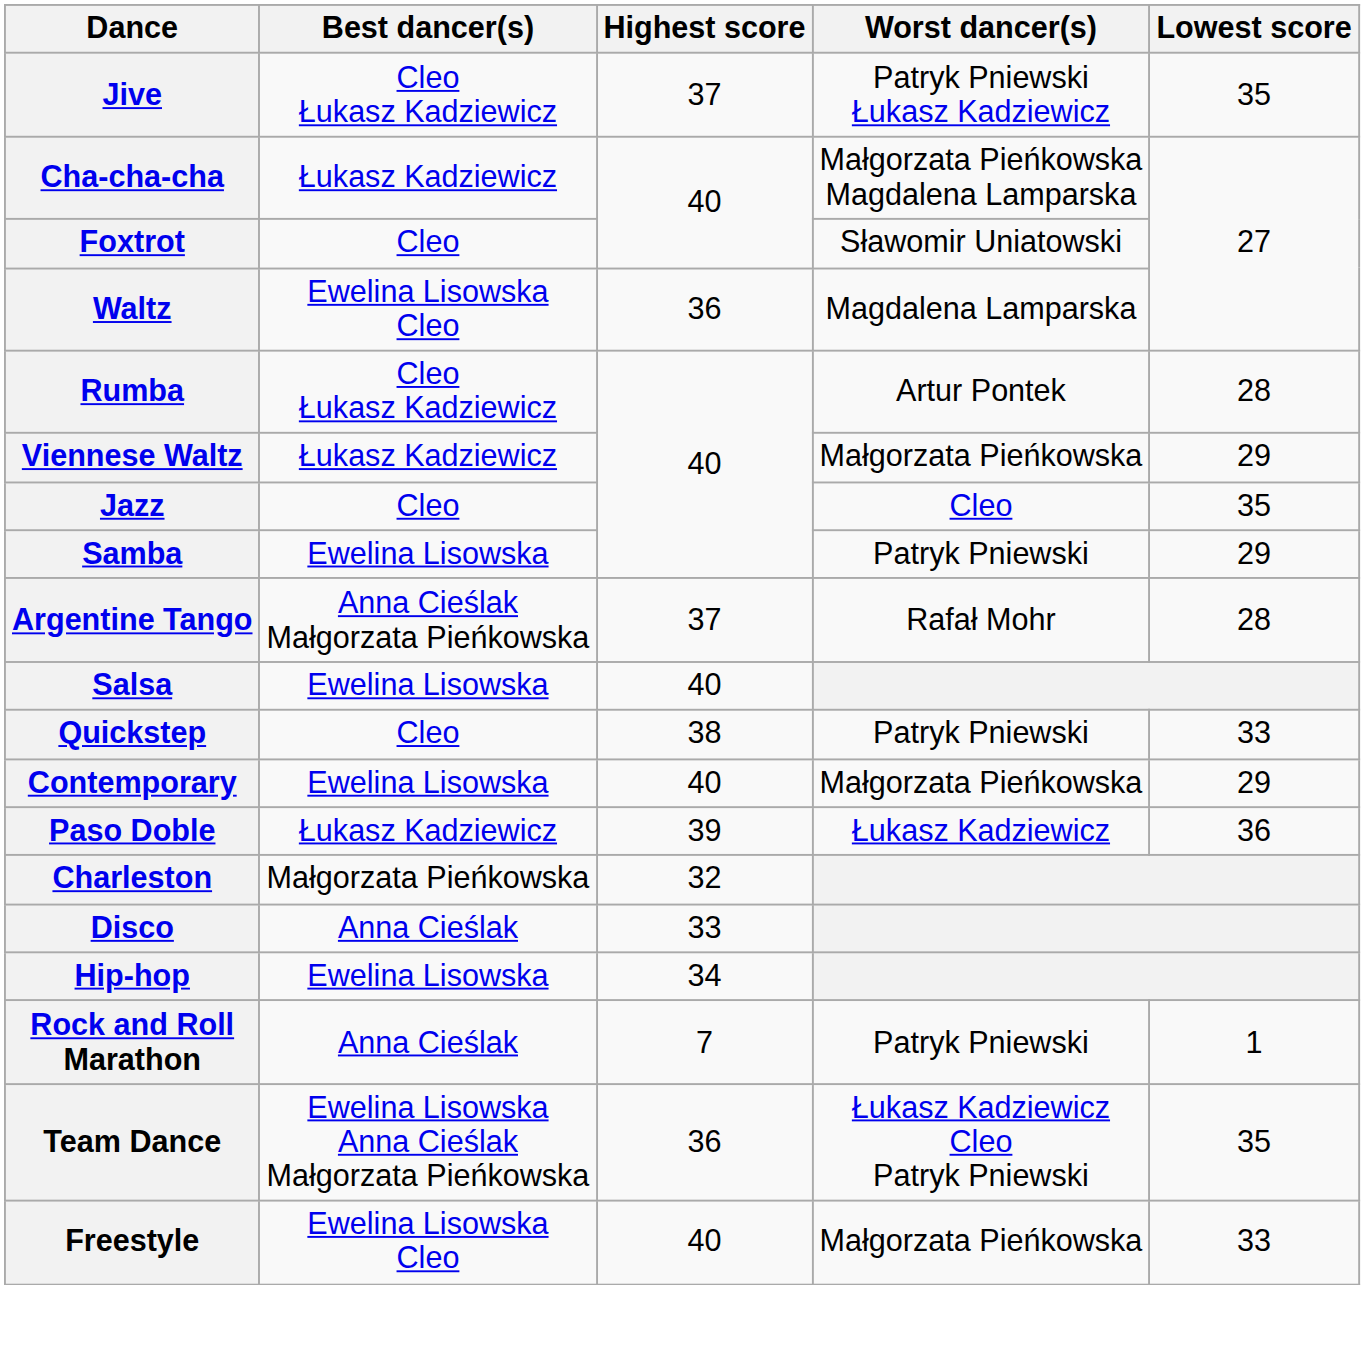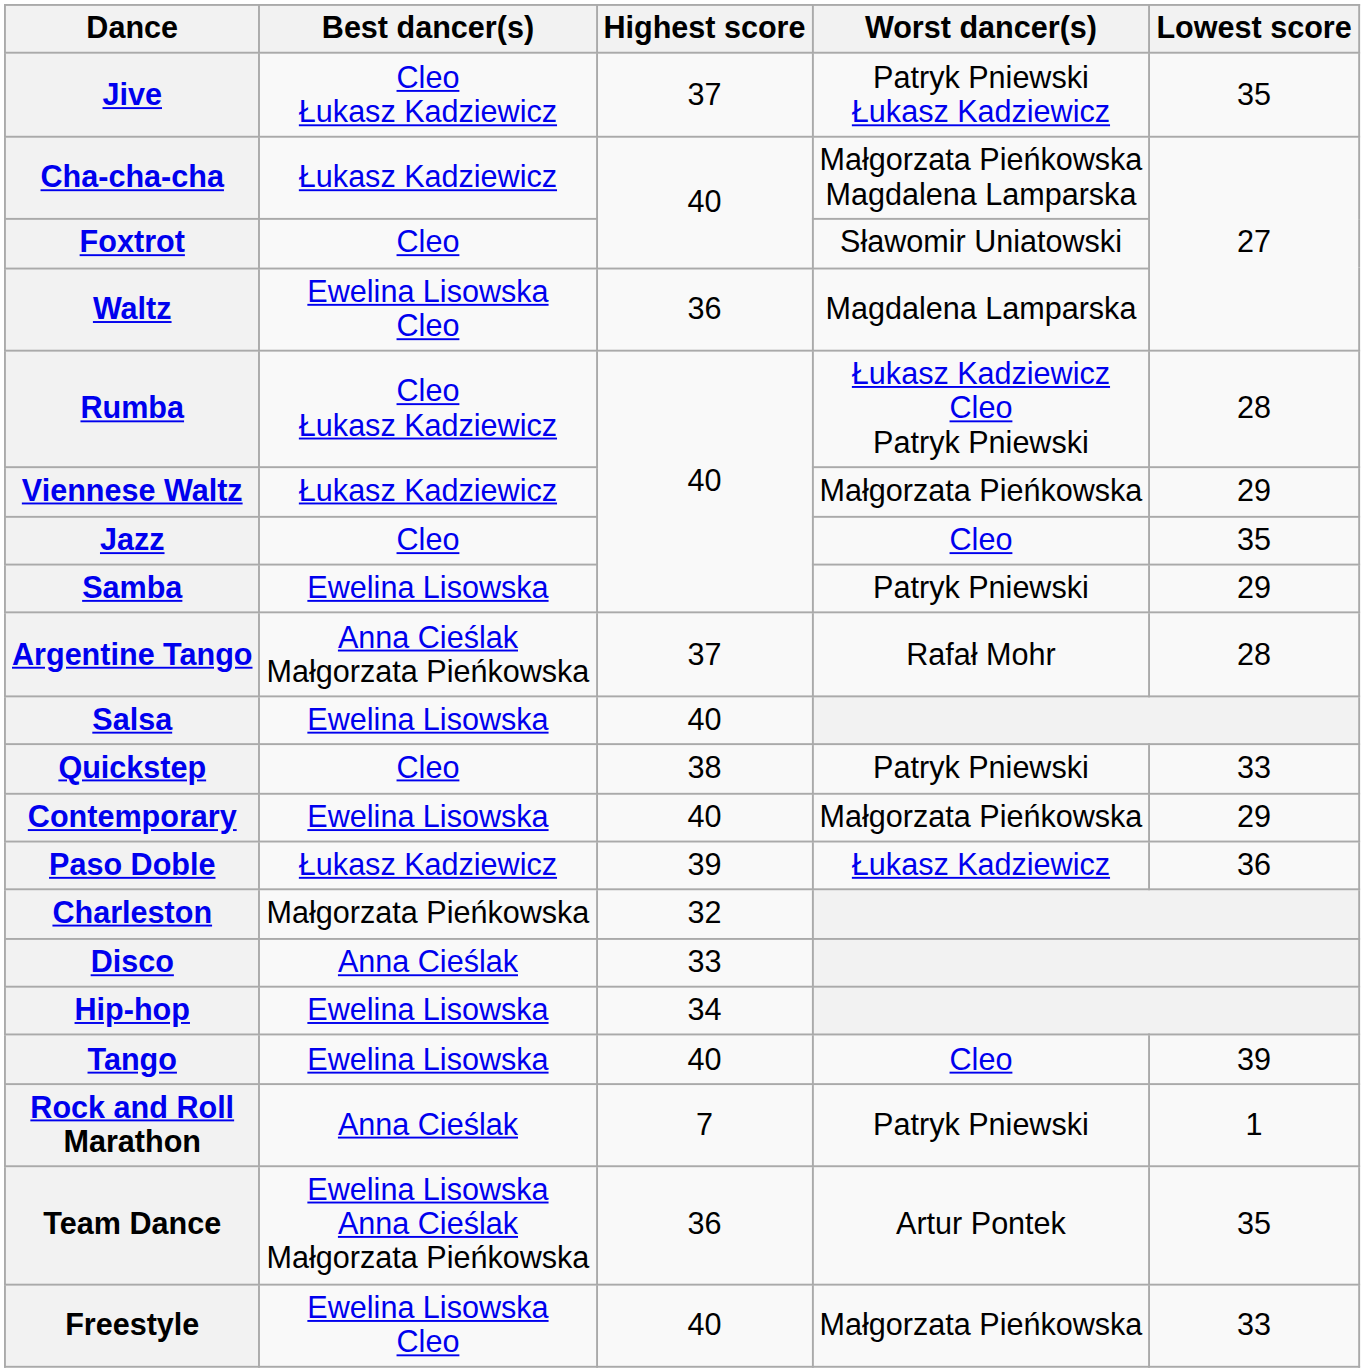(981, 391) Artur Pontek -> (981, 408) Łukasz Kadziewicz Cleo Patryk Pniewski
+ row: (132, 1058)
(981, 1141) Łukasz Kadziewicz Cleo Patryk Pniewski -> (981, 1224) Artur Pontek
